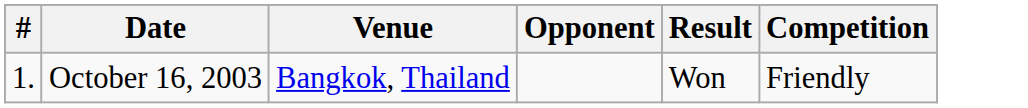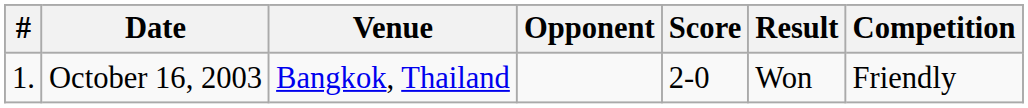+ column: (705, 28)
